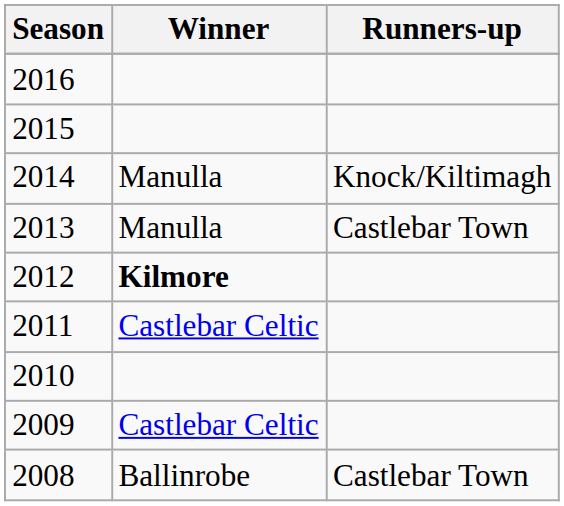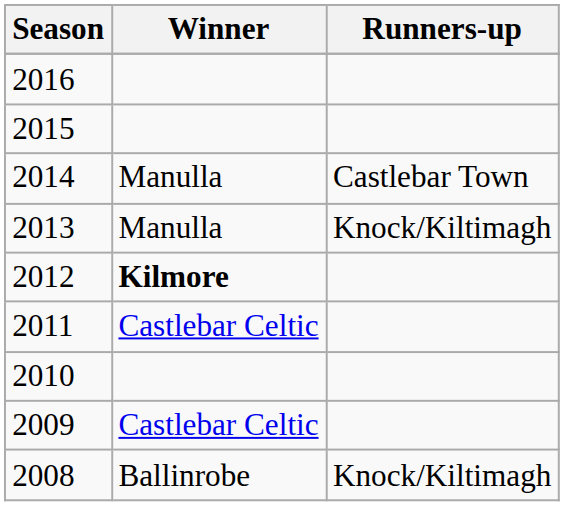(442, 177) Knock/Kiltimagh -> (431, 177) Castlebar Town
(431, 227) Castlebar Town -> (442, 227) Knock/Kiltimagh
(431, 474) Castlebar Town -> (442, 474) Knock/Kiltimagh
